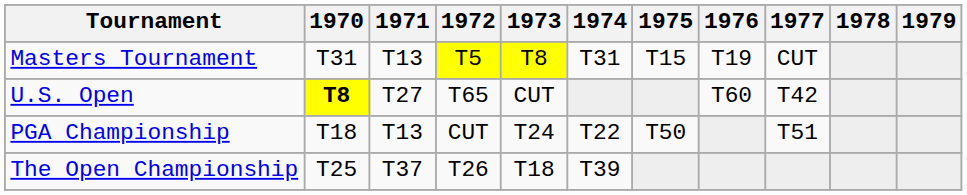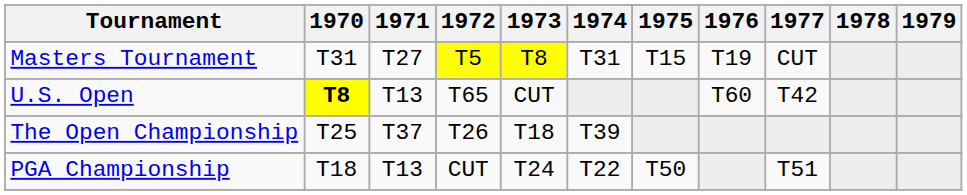(402, 61) T13 -> (402, 61) T27
(402, 97) T27 -> (402, 97) T13
rows swapped: (154, 171) <-> (120, 134)
